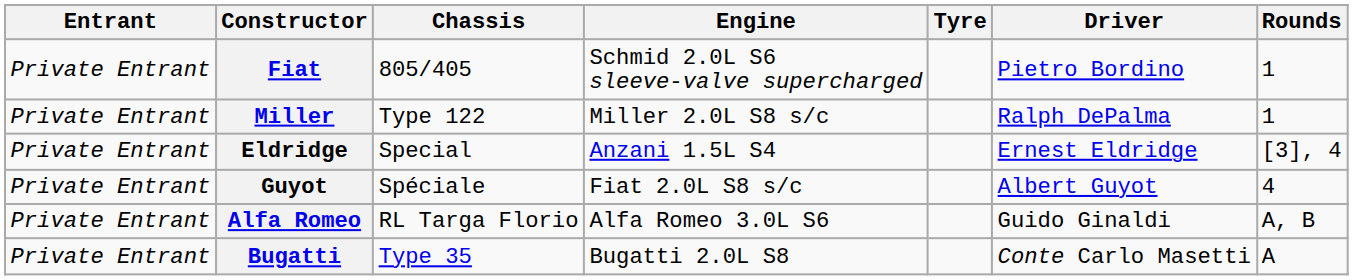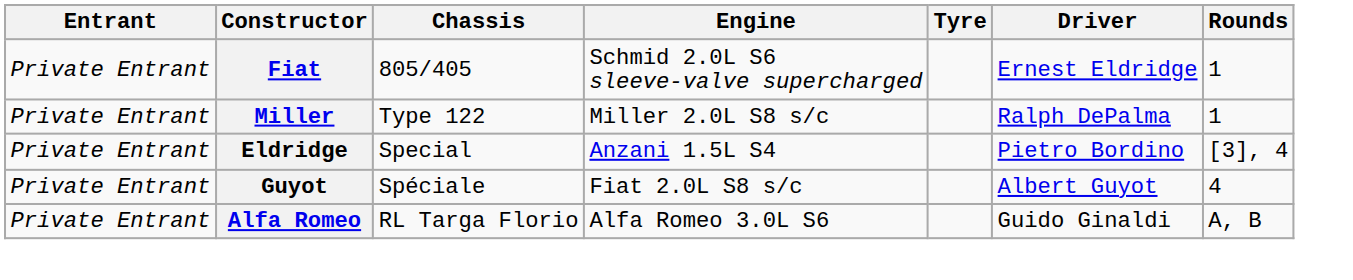(1091, 70) Pietro Bordino -> (1098, 70) Ernest Eldridge
(1098, 152) Ernest Eldridge -> (1091, 152) Pietro Bordino
- row: (294, 257)
